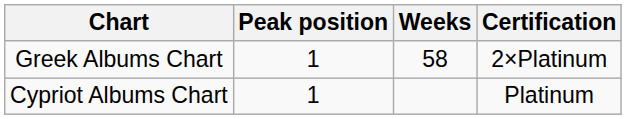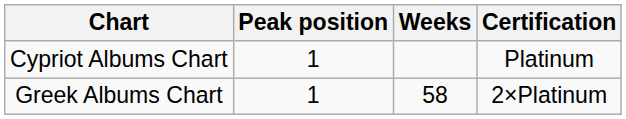rows swapped: (119, 59) <-> (119, 95)
